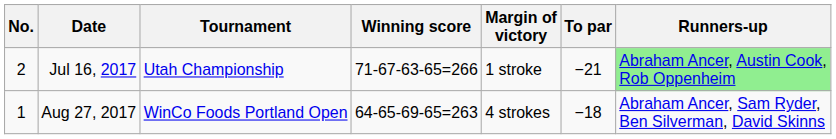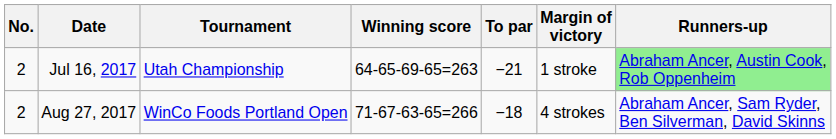columns swapped: (588, 26) <-> (521, 26)
(416, 69) 71-67-63-65=266 -> (416, 69) 64-65-69-65=263
(21, 113) 1 -> (21, 113) 2
(416, 113) 64-65-69-65=263 -> (416, 113) 71-67-63-65=266
